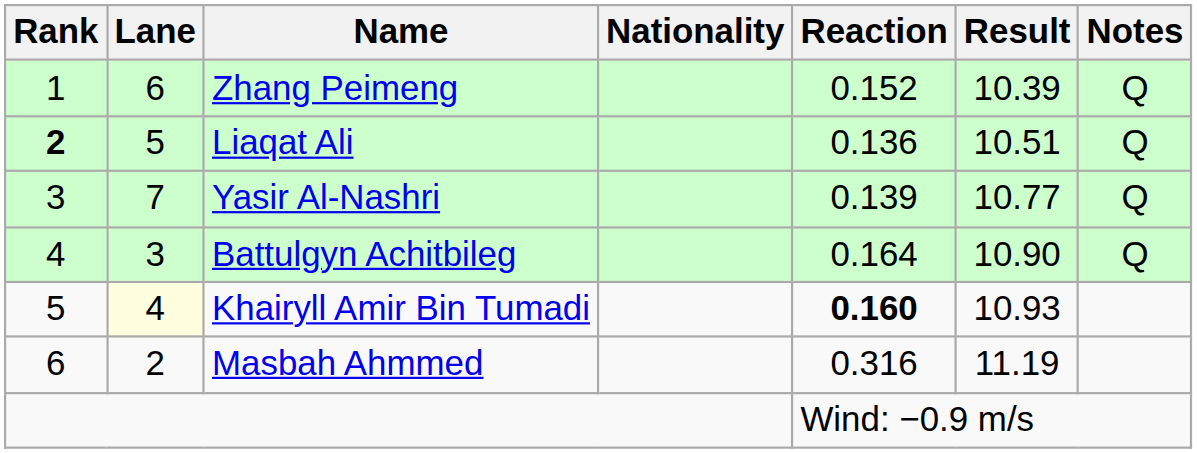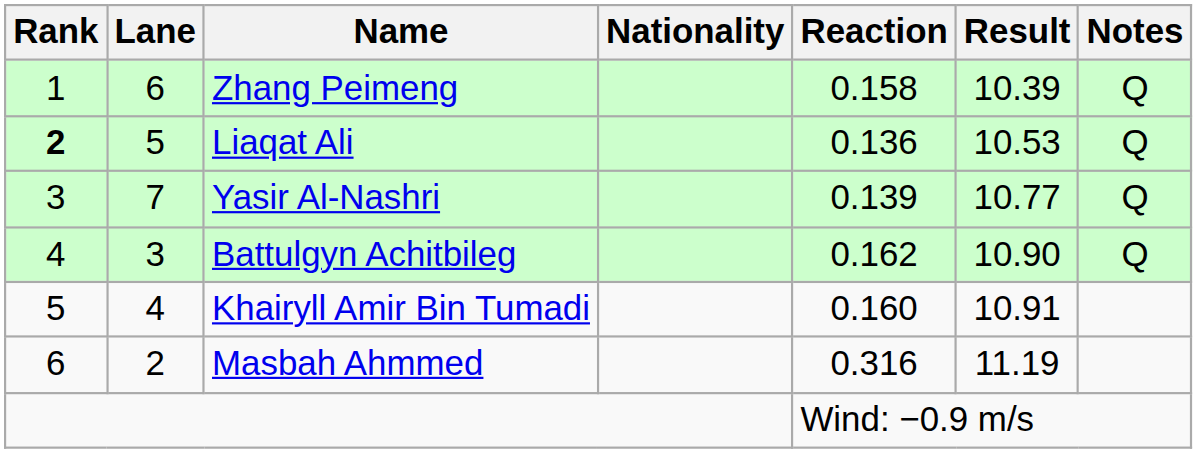(874, 87) 0.152 -> (874, 87) 0.158
(1017, 142) 10.51 -> (1017, 142) 10.53
(874, 253) 0.164 -> (874, 253) 0.162
(155, 308) lightyellow background -> (155, 308) no background
(874, 308) bold -> (874, 308) normal
(1017, 308) 10.93 -> (1017, 308) 10.91
